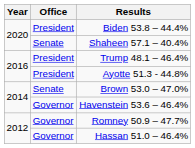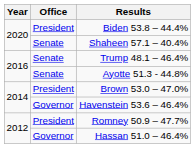(53, 58) President -> (48, 58) Senate
(53, 74) President -> (48, 74) Senate
(48, 89) Senate -> (53, 89) President
(53, 120) Governor -> (53, 120) President
